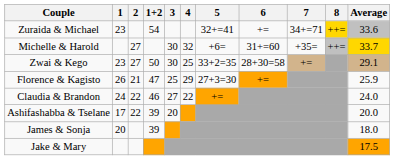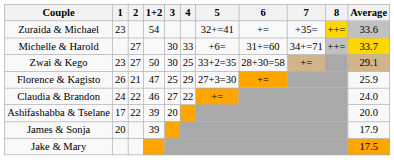(306, 29) 34+=71 -> (306, 29) +35=
(188, 46) 32 -> (188, 46) 33
(306, 46) +35= -> (306, 46) 34+=71
(369, 130) 18.0 -> (369, 130) 17.9
